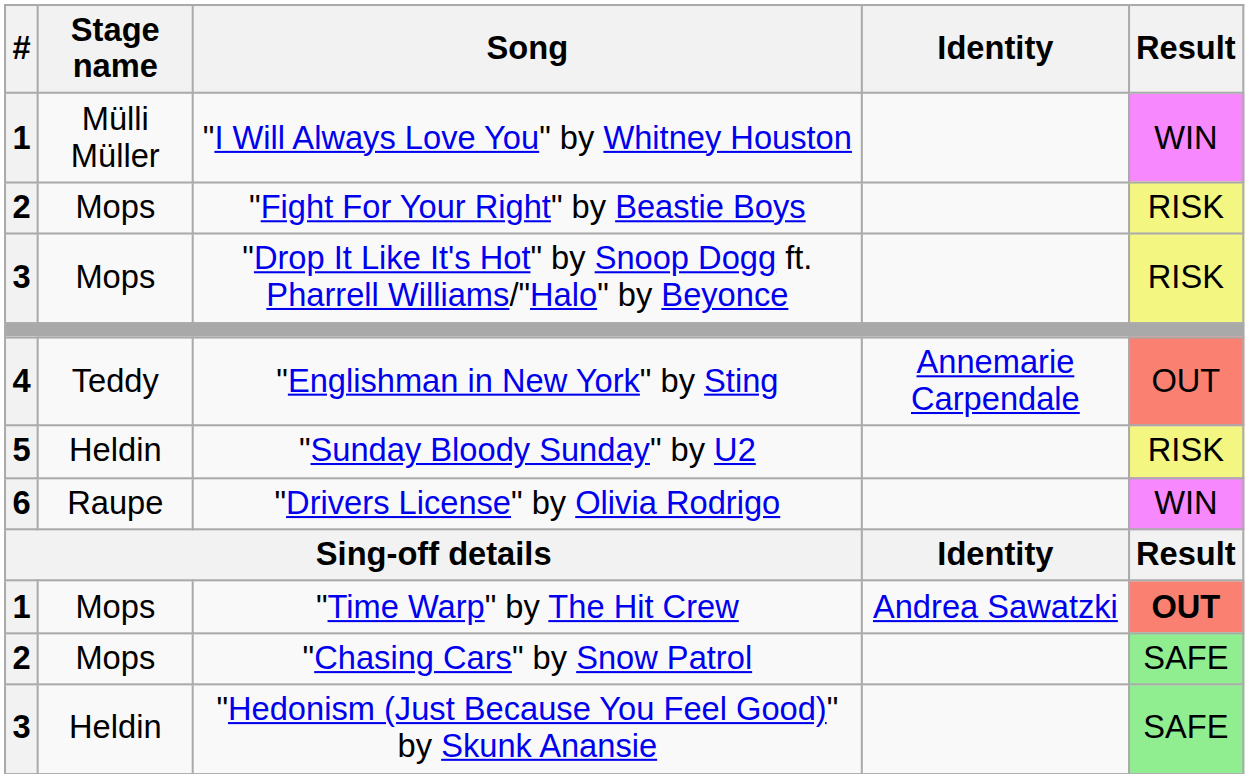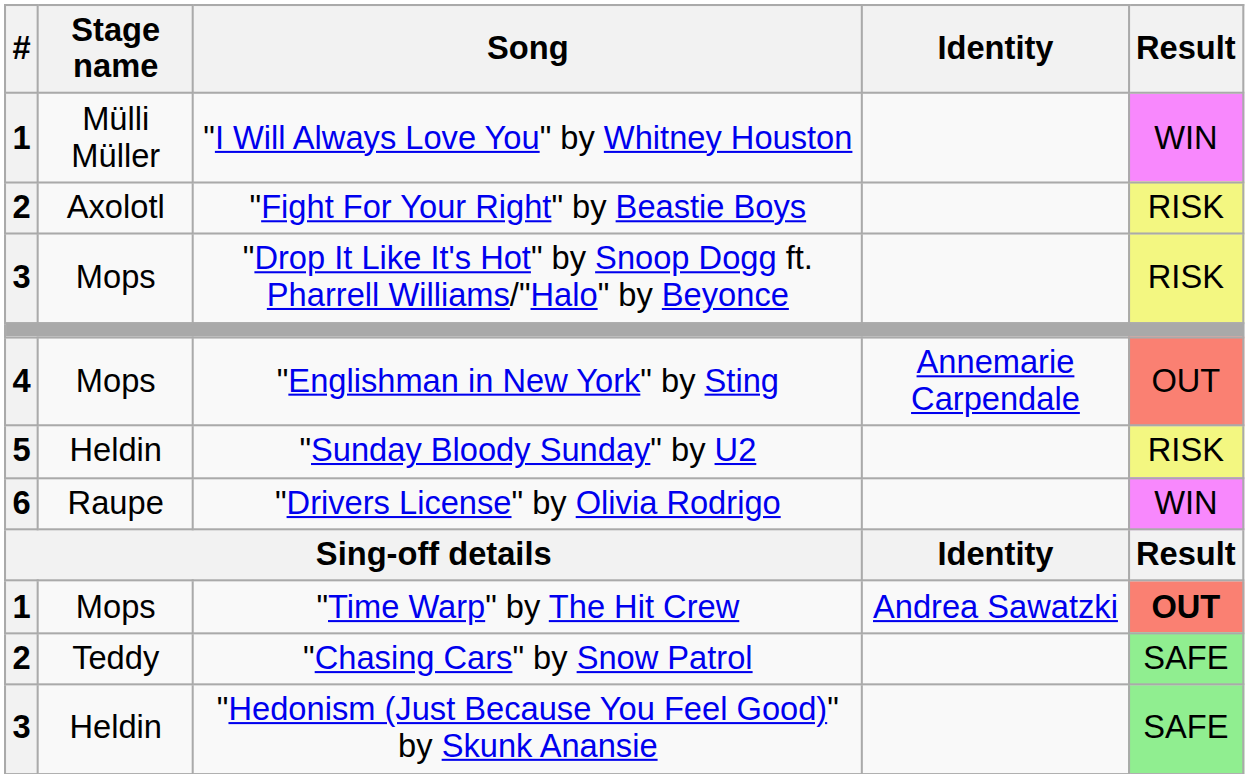(115, 207) Mops -> (116, 207) Axolotl
(115, 381) Teddy -> (116, 381) Mops
(115, 658) Mops -> (116, 658) Teddy
